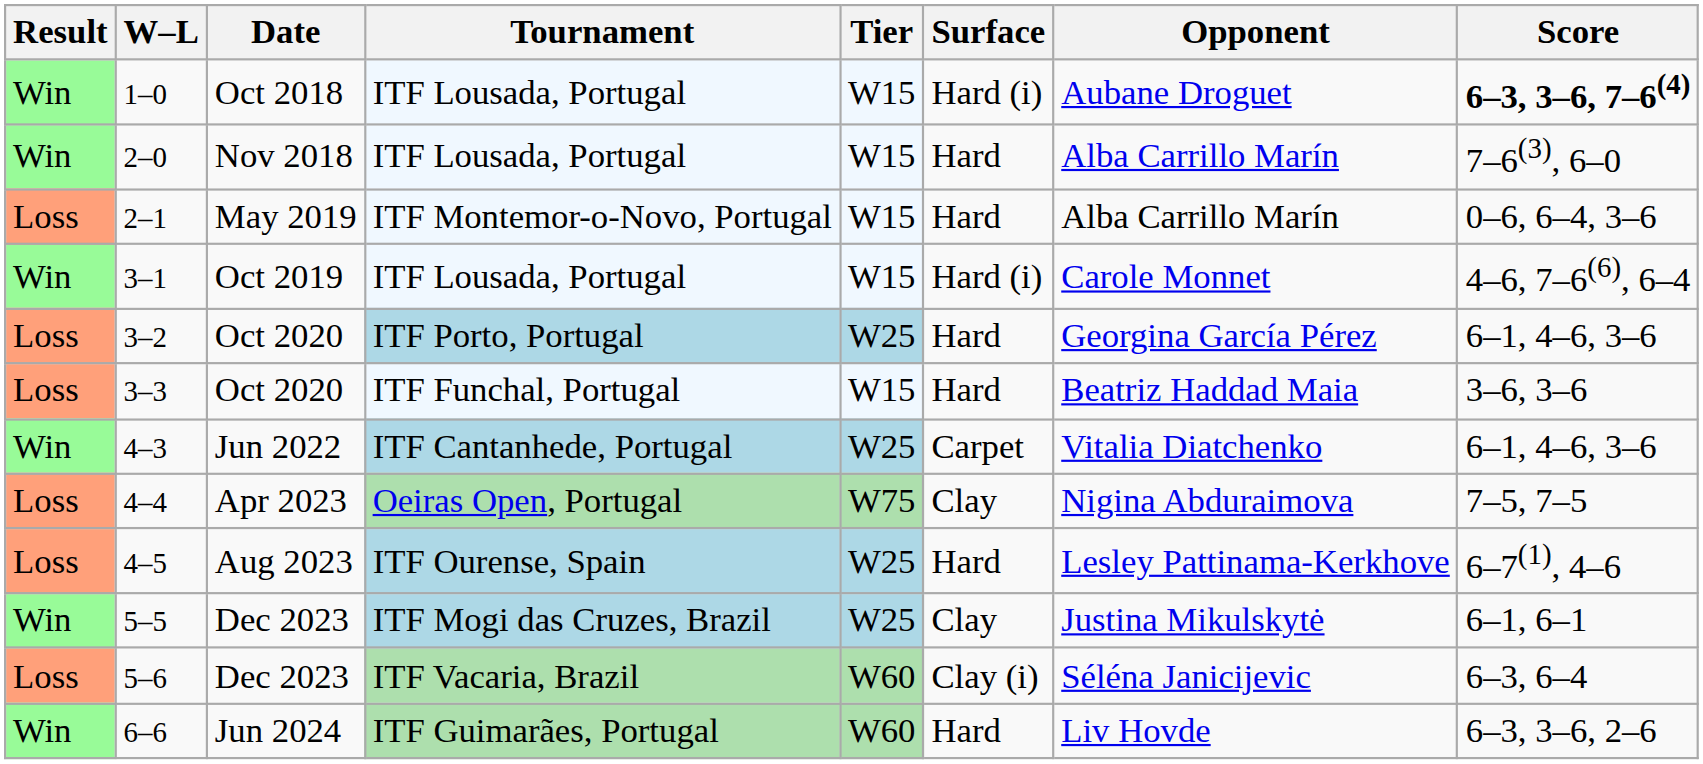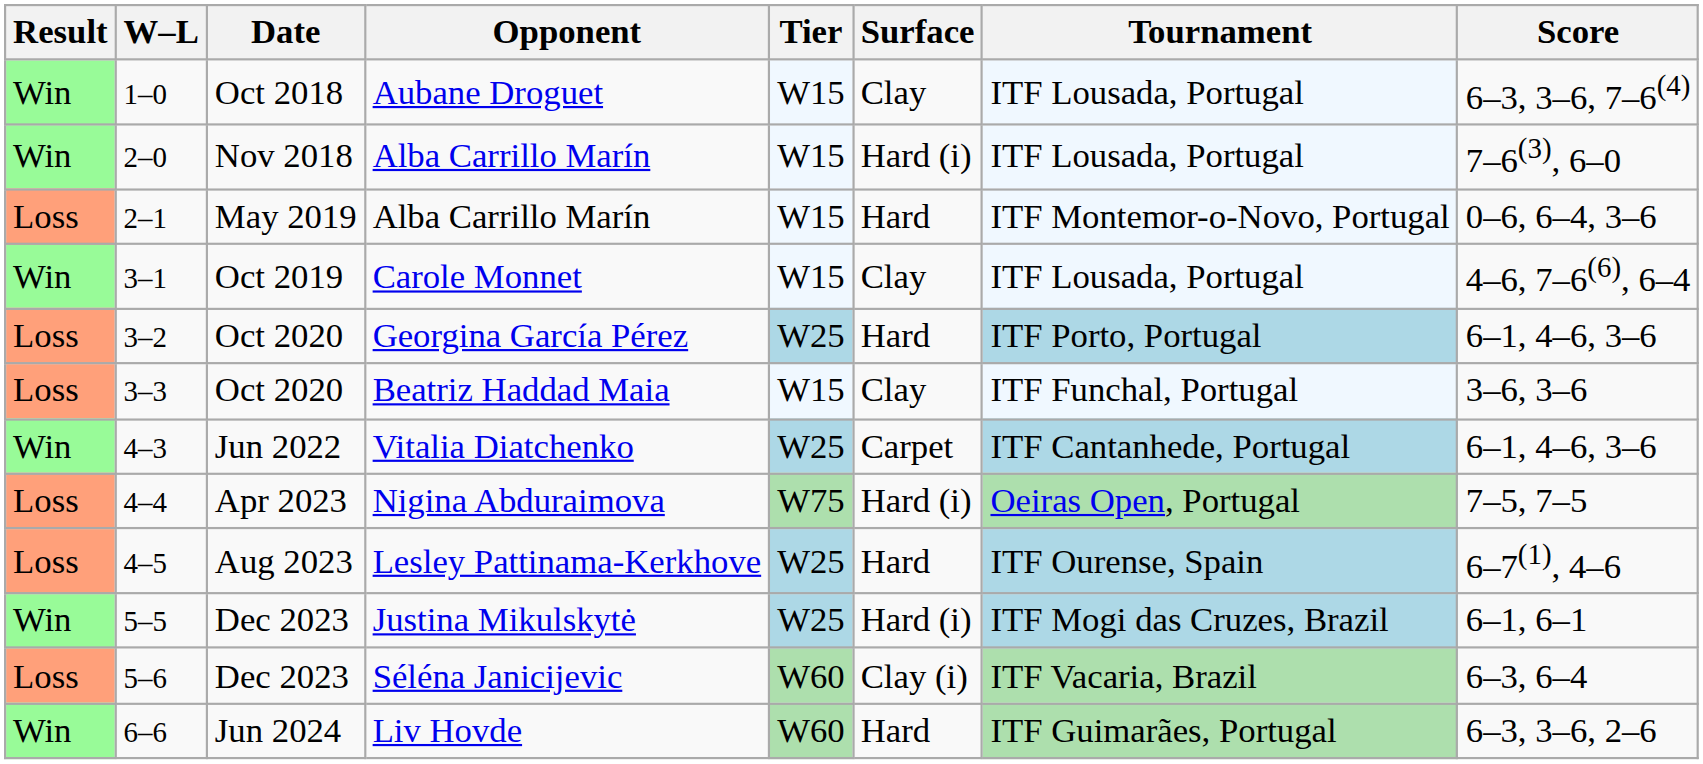columns swapped: (602, 32) <-> (1255, 32)
(987, 91) Hard (i) -> (893, 91) Clay
(1578, 91) bold -> (1578, 91) normal
(966, 156) Hard -> (916, 156) Hard (i)
(987, 275) Hard (i) -> (893, 275) Clay
(966, 390) Hard -> (893, 390) Clay
(964, 500) Clay -> (916, 500) Hard (i)
(964, 620) Clay -> (916, 620) Hard (i)
